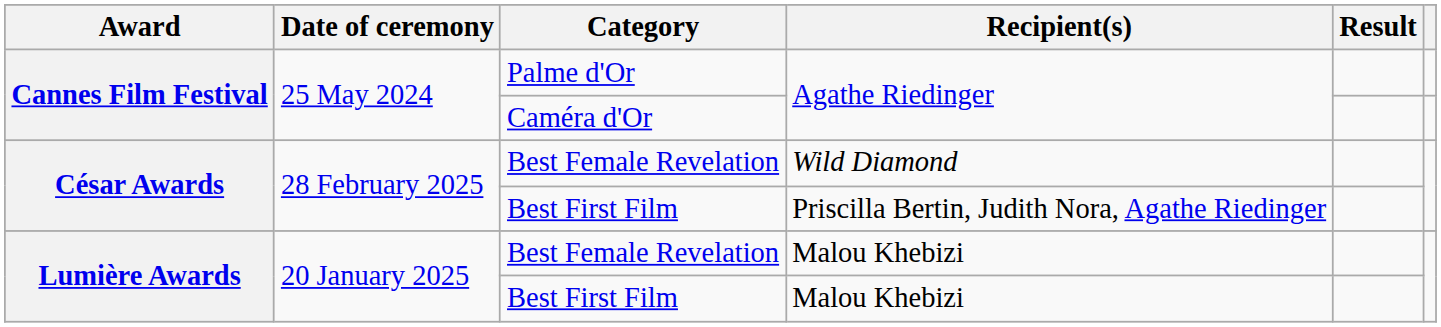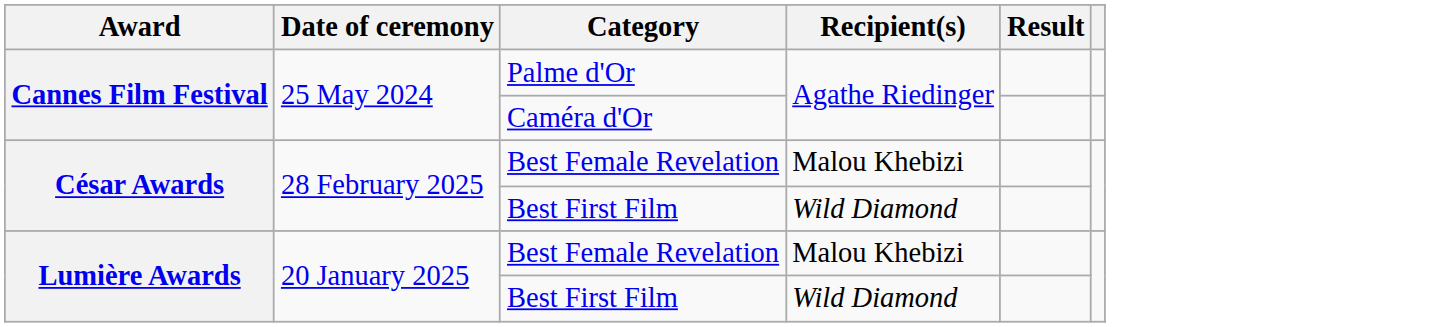(875, 162) Wild Diamond -> (878, 162) Malou Khebizi
(1059, 207) Priscilla Bertin, Judith Nora, Agathe Riedinger -> (875, 207) Wild Diamond
(878, 298) Malou Khebizi -> (875, 298) Wild Diamond
